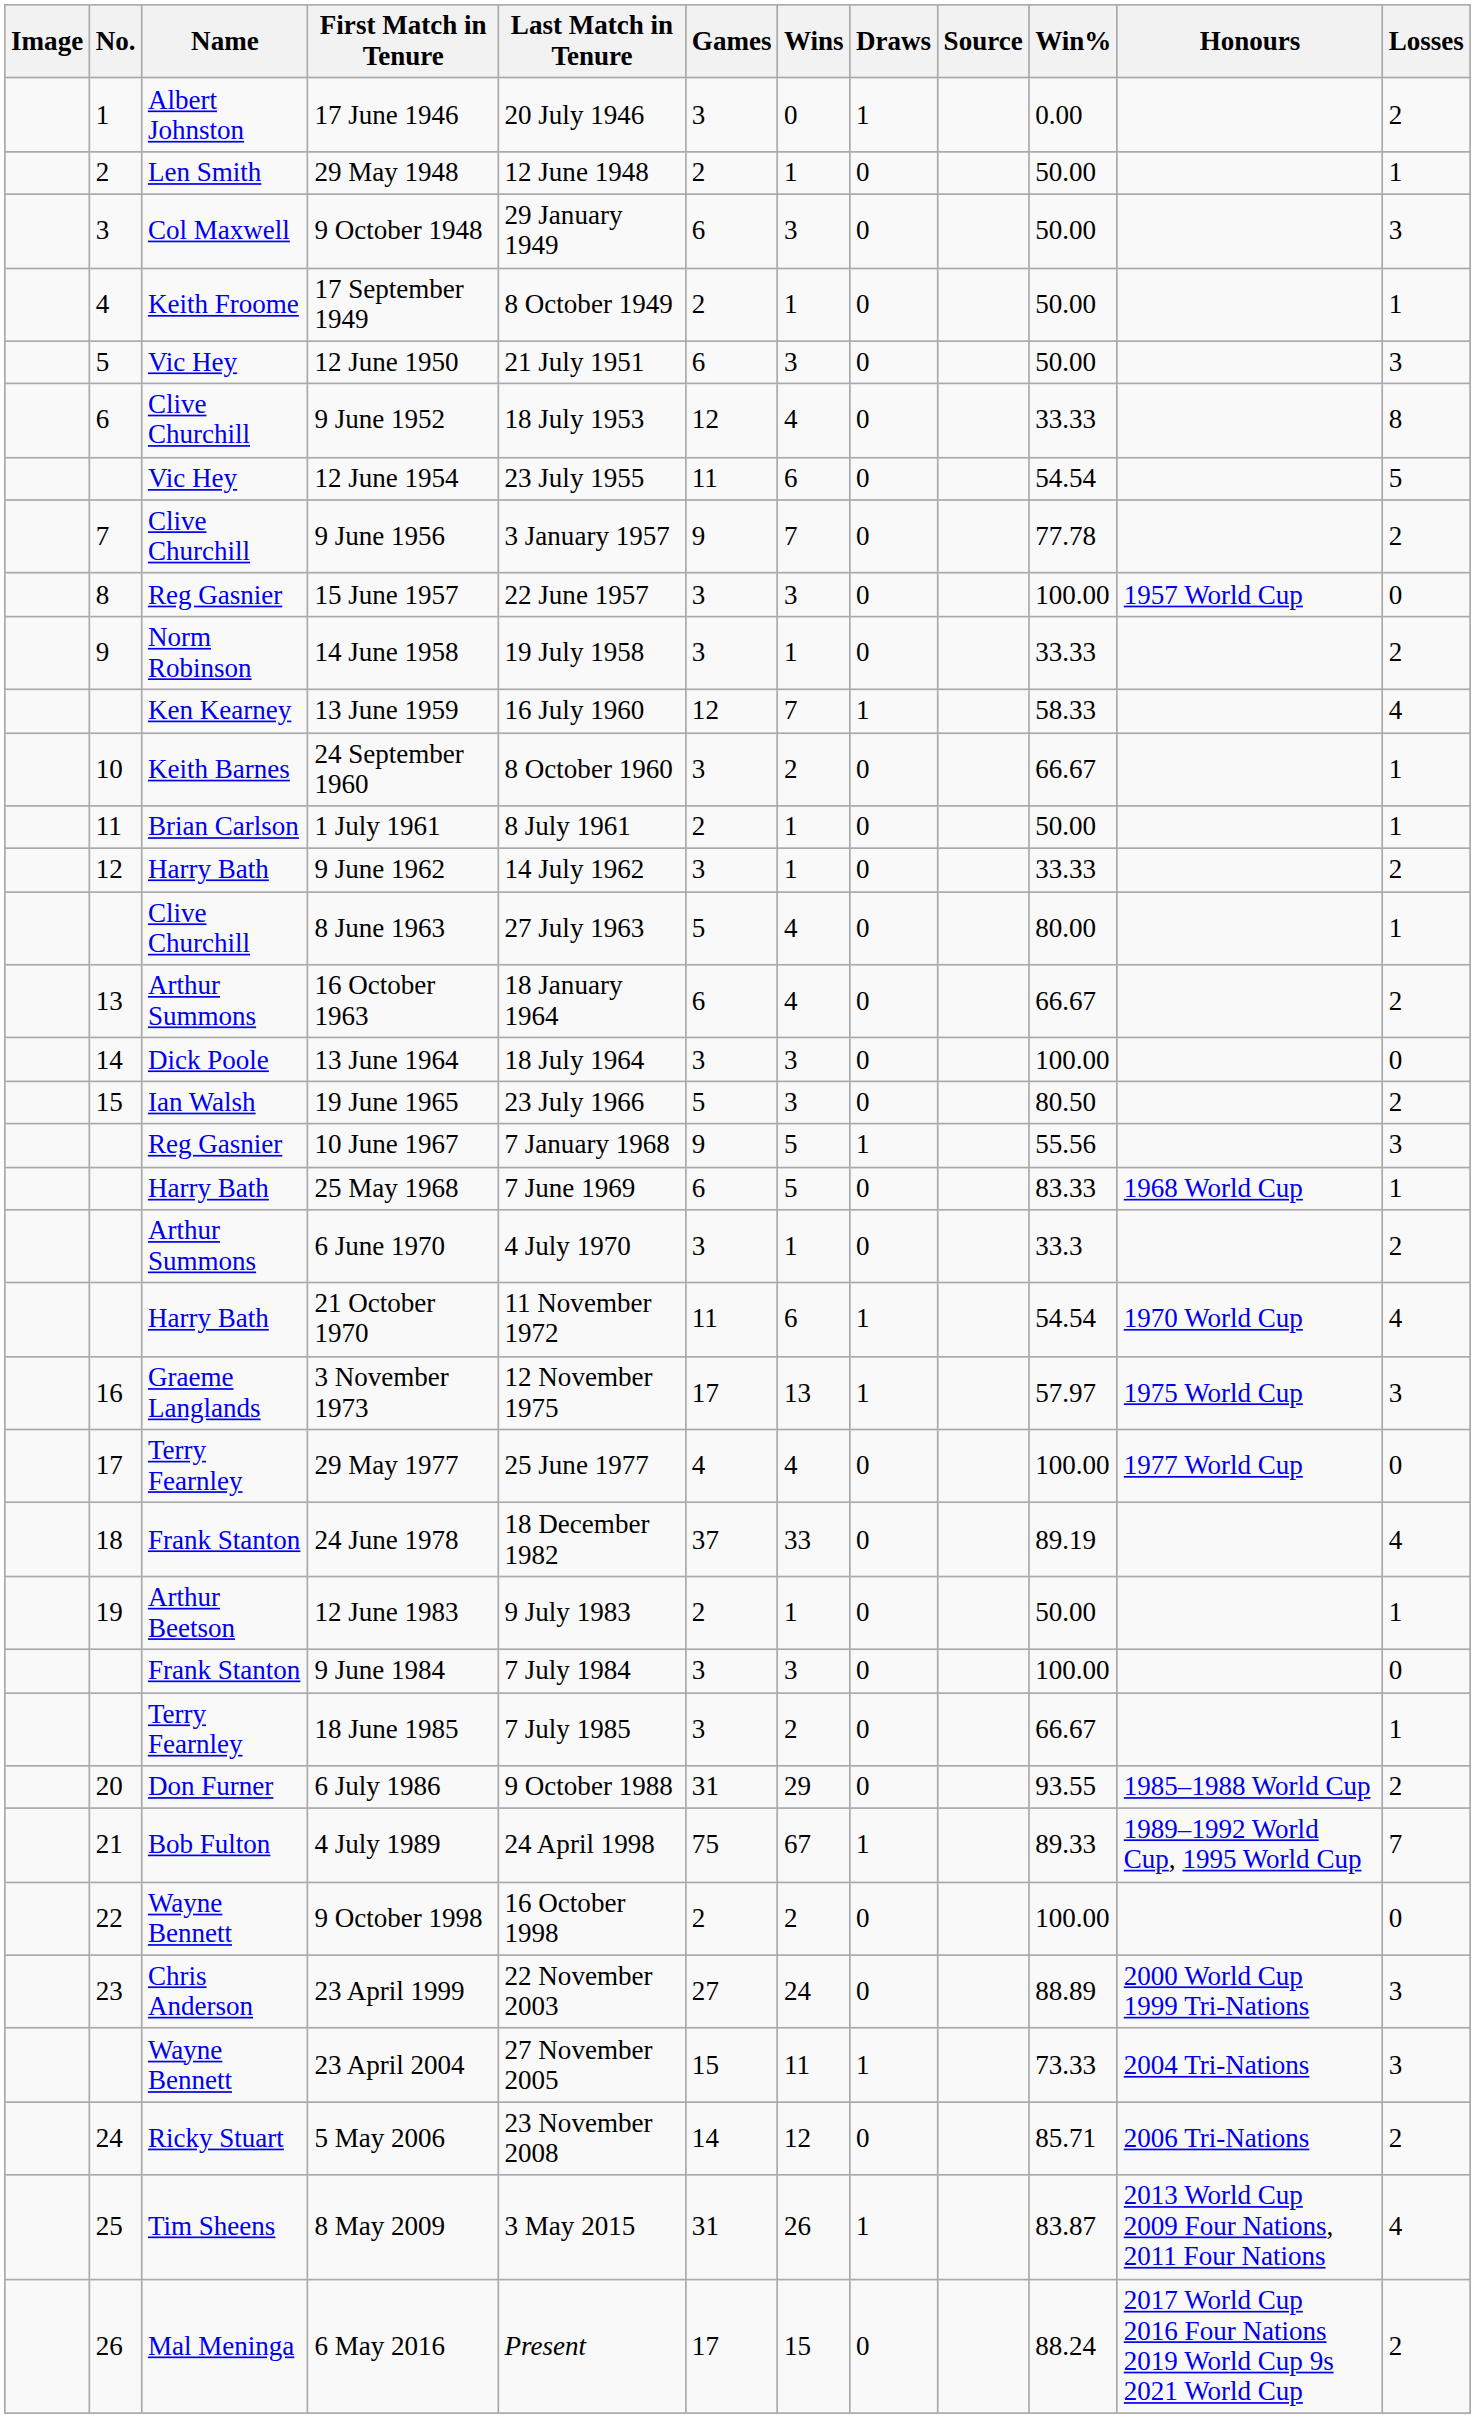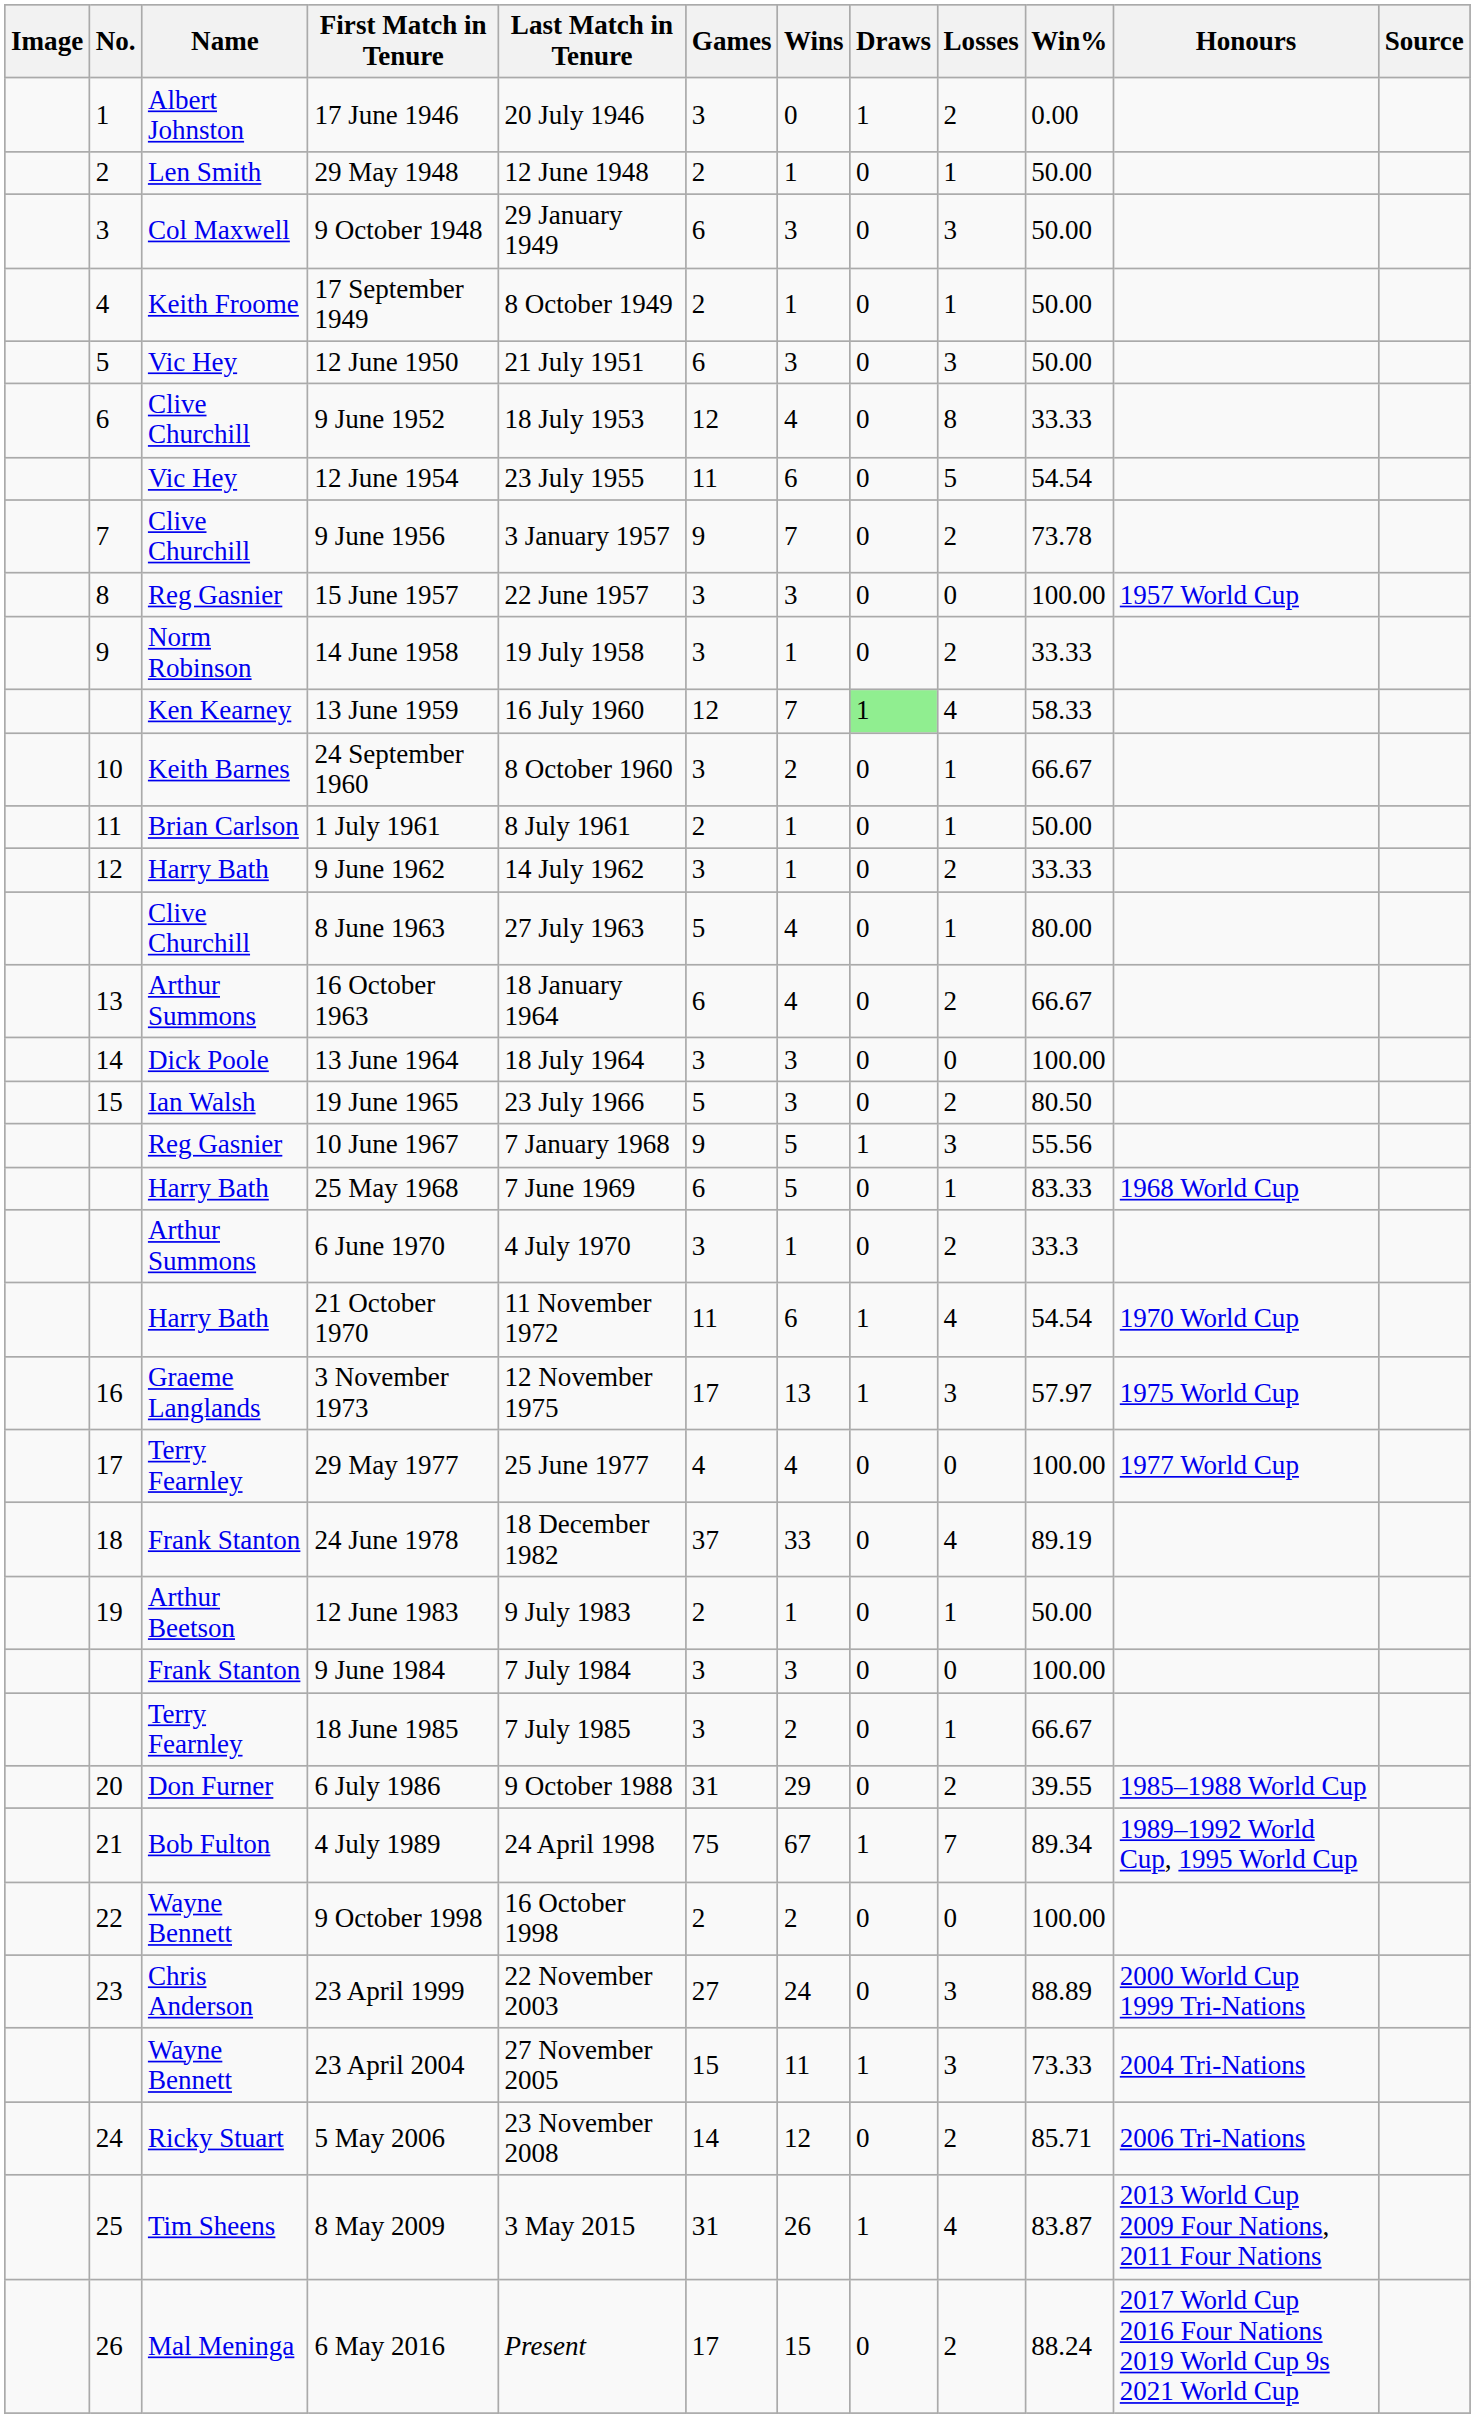columns swapped: (1426, 41) <-> (983, 41)
(1066, 536) 77.78 -> (1062, 536) 73.78
(863, 710) no background -> (863, 710) lightgreen background
(1066, 1786) 93.55 -> (1062, 1786) 39.55
(1066, 1844) 89.33 -> (1062, 1844) 89.34
